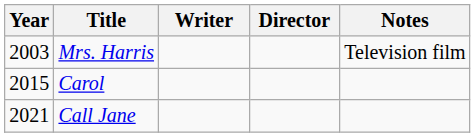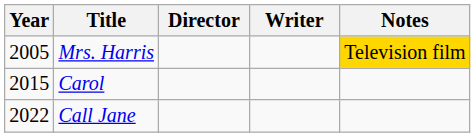columns swapped: (294, 20) <-> (204, 20)
(29, 52) 2003 -> (29, 52) 2005
(405, 52) no background -> (405, 52) gold background
(29, 115) 2021 -> (29, 115) 2022
